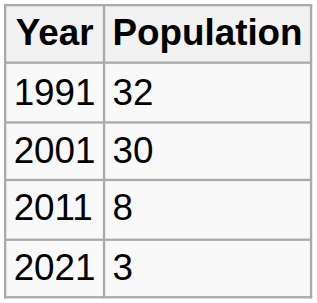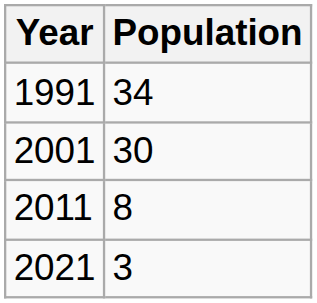(133, 92) 32 -> (133, 92) 34
